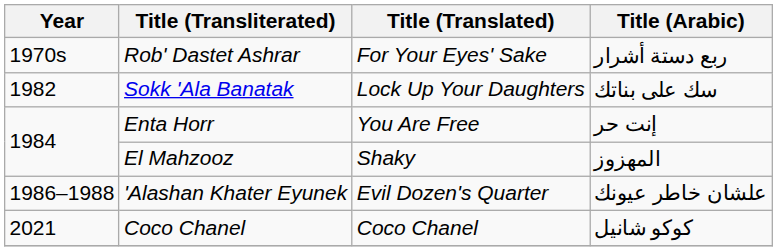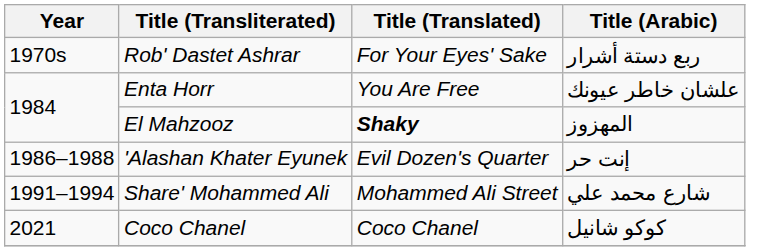- row: (209, 89)
(626, 124) إنت حر -> (654, 90) علشان خاطر عيونك
(386, 158) normal -> (388, 124) bold
(681, 193) علشان خاطر عيونك -> (598, 159) إنت حر
+ row: (226, 193)
